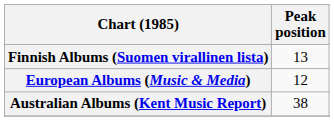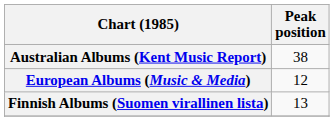rows swapped: (138, 103) <-> (138, 56)
